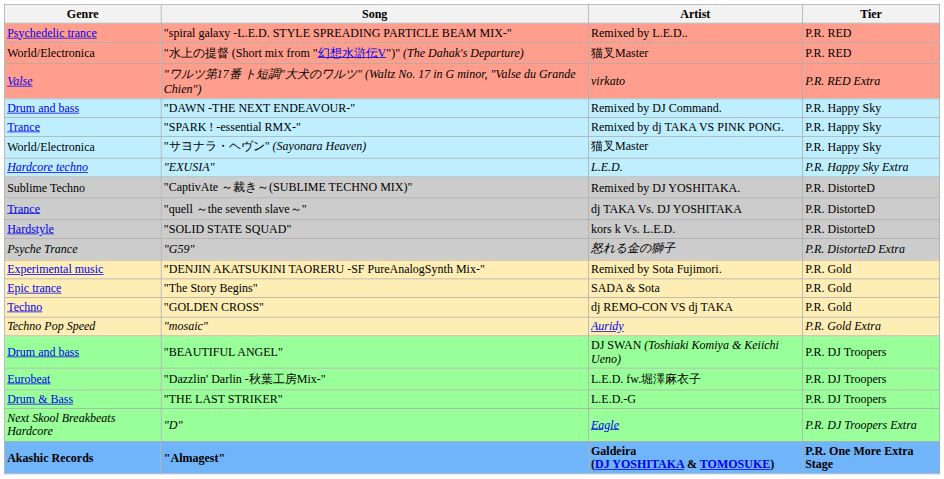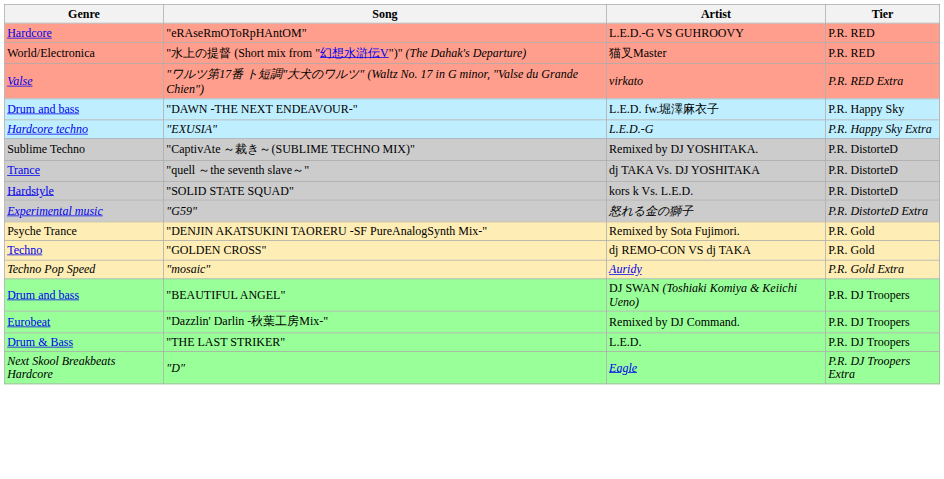+ row: (236, 33)
- row: (338, 33)
(656, 108) Remixed by DJ Command. -> (664, 108) L.E.D. fw.堀澤麻衣子
- row: (232, 127)
- row: (265, 146)
(607, 167) L.E.D. -> (631, 129) L.E.D.-G
(42, 249) Psyche Trance -> (55, 211) Experimental music
(55, 269) Experimental music -> (42, 231) Psyche Trance
- row: (211, 288)
(646, 378) L.E.D. fw.堀澤麻衣子 -> (674, 322) Remixed by DJ Command.
(614, 399) L.E.D.-G -> (625, 342) L.E.D.
- row: (194, 457)
